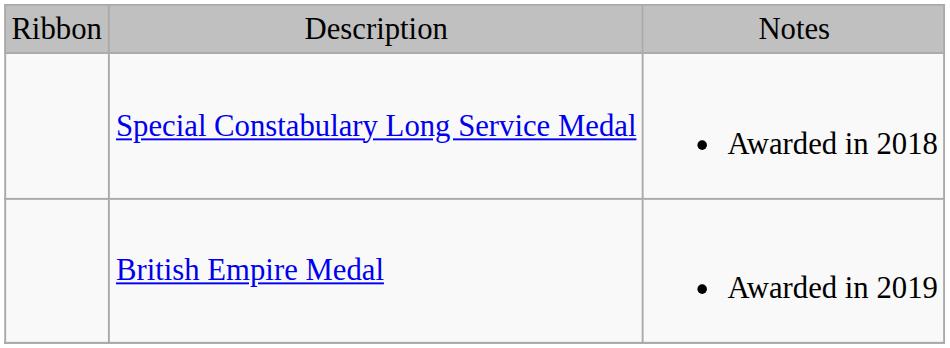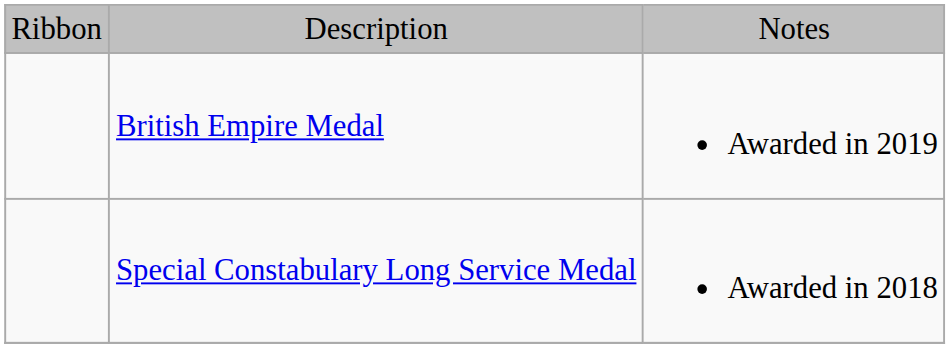rows swapped: (250, 270) <-> (376, 125)
